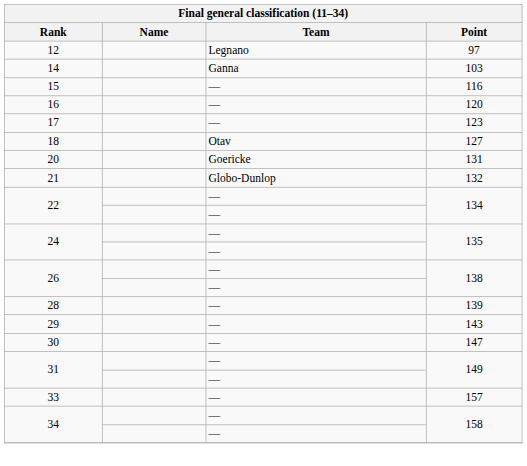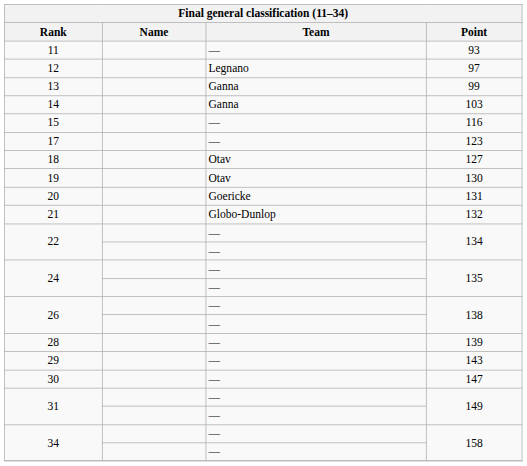+ row: (53, 50)
+ row: (53, 86)
- row: (53, 104)
+ row: (53, 178)
- row: (53, 397)
